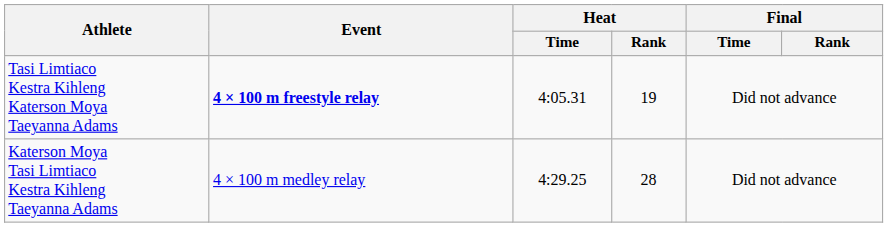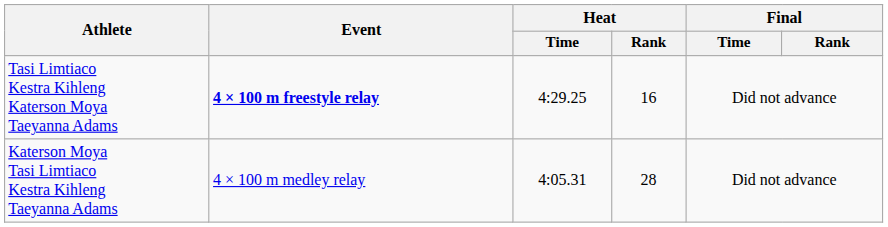(562, 97) 4:05.31 -> (562, 97) 4:29.25
(649, 97) 19 -> (649, 97) 16
(562, 180) 4:29.25 -> (562, 180) 4:05.31
